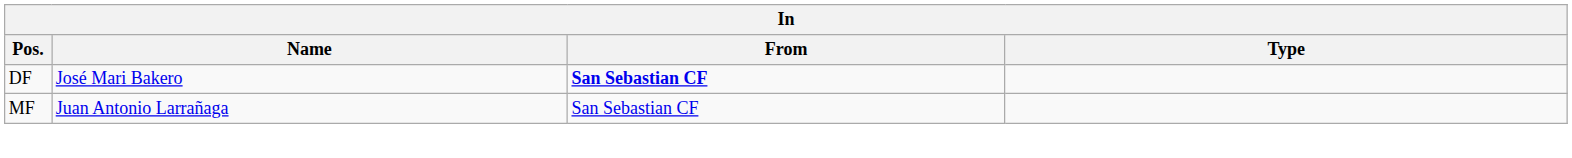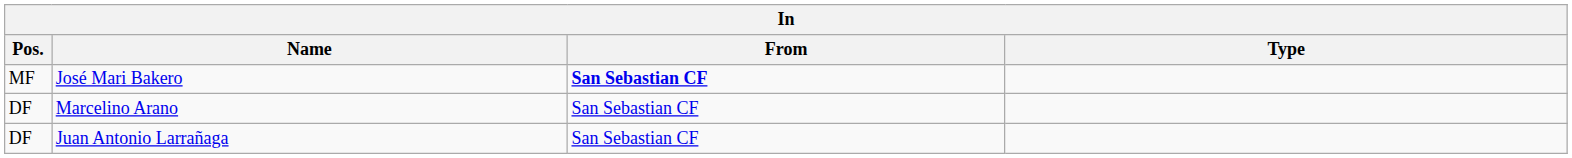(20, 79) DF -> (22, 79) MF
+ row: (117, 108)
(22, 108) MF -> (20, 138) DF
